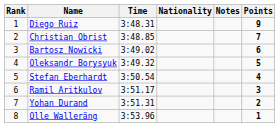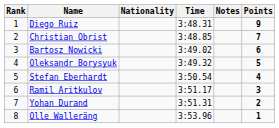columns swapped: (185, 11) <-> (138, 11)
